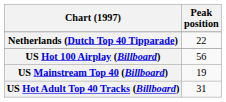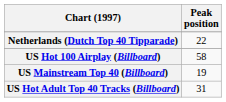(201, 56) 56 -> (201, 56) 58
